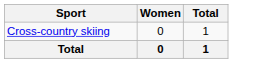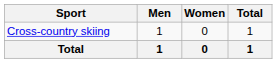+ column: (160, 13)
